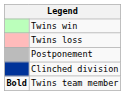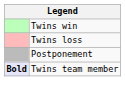- row: (75, 69)
(17, 83) no background -> (17, 69) lavender background
